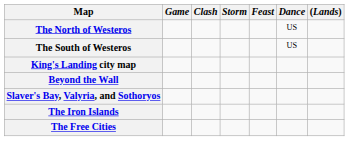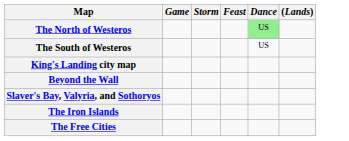- column: (206, 12)
(292, 27) no background -> (264, 27) lightgreen background
